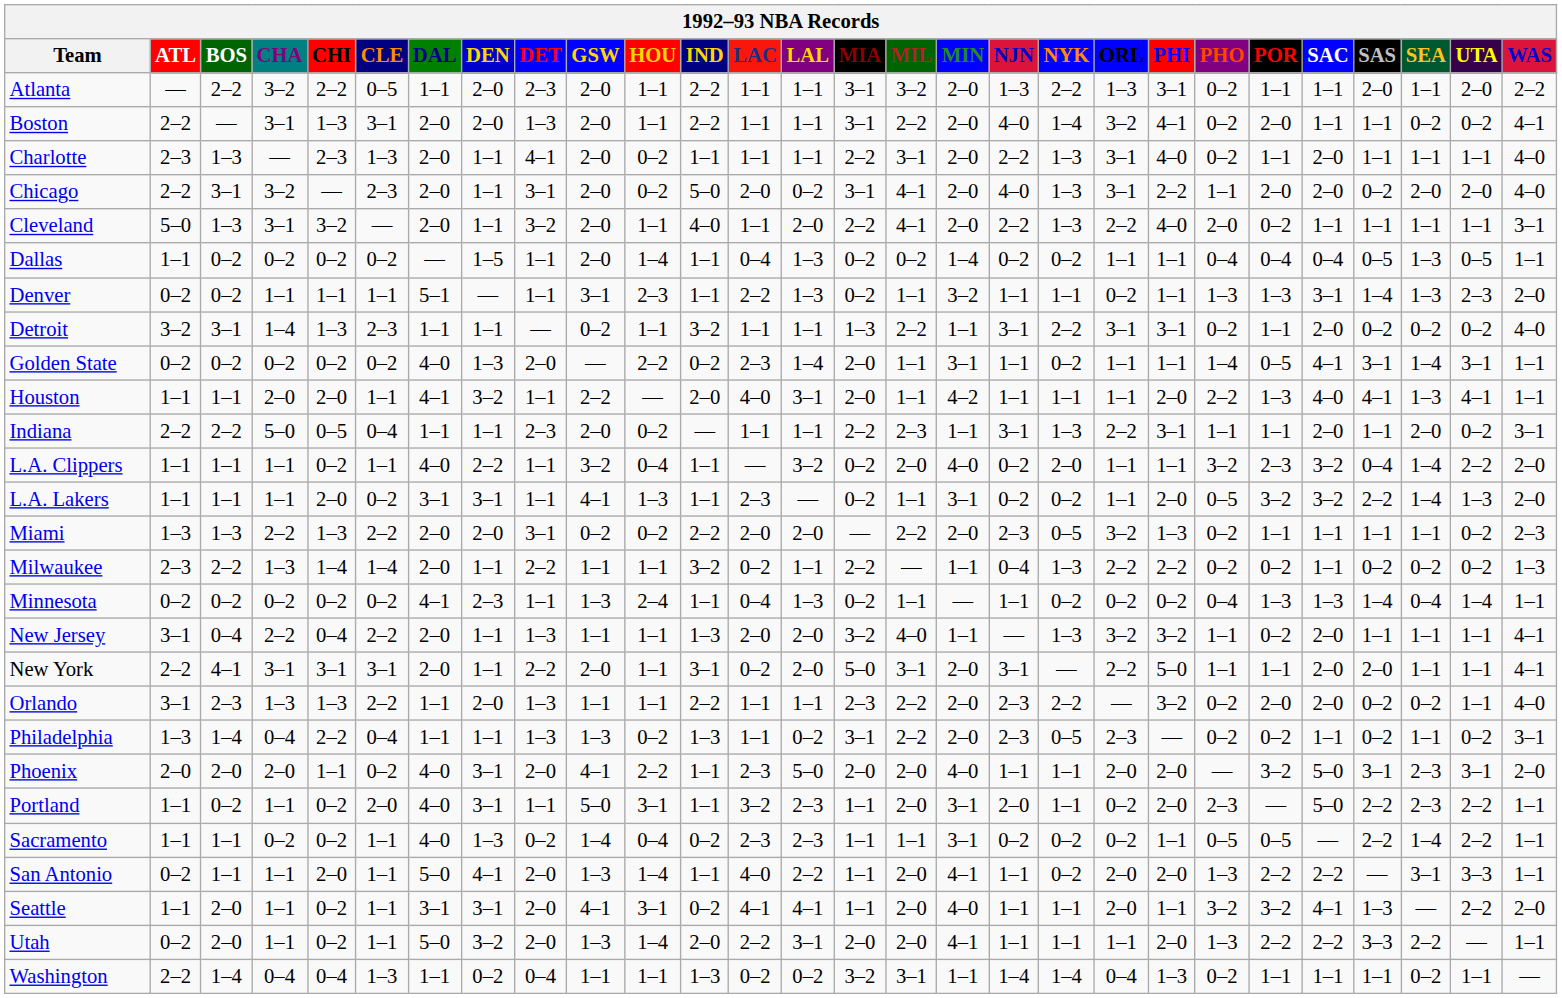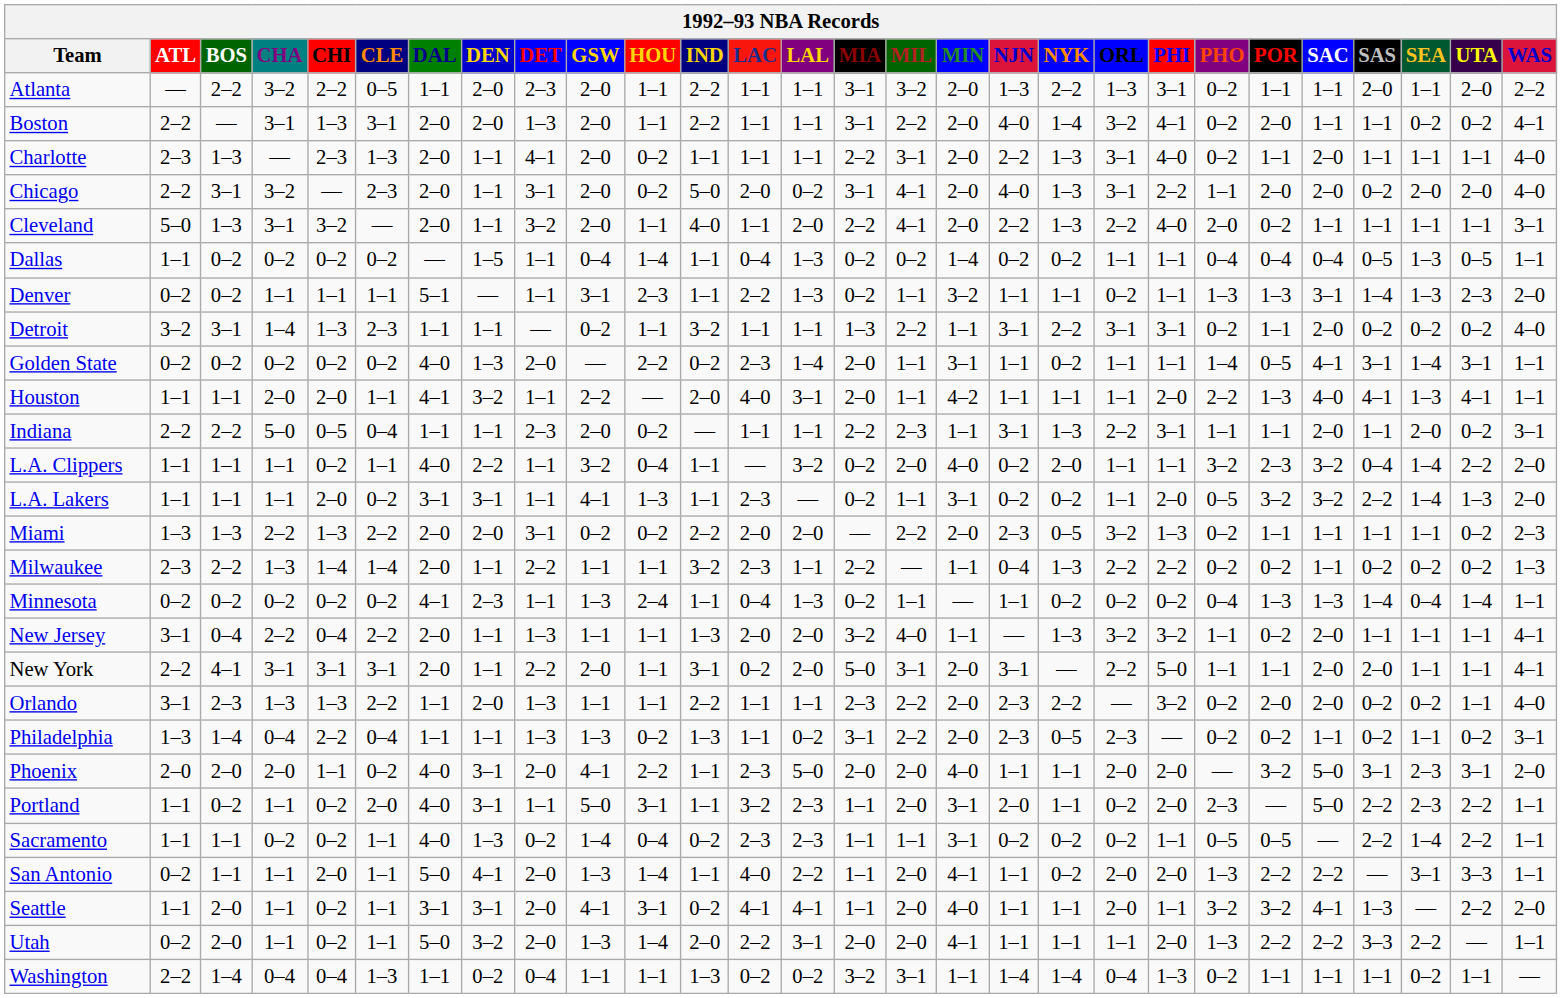(595, 260) 2–0 -> (595, 260) 0–4
(755, 567) 0–2 -> (755, 567) 2–3
